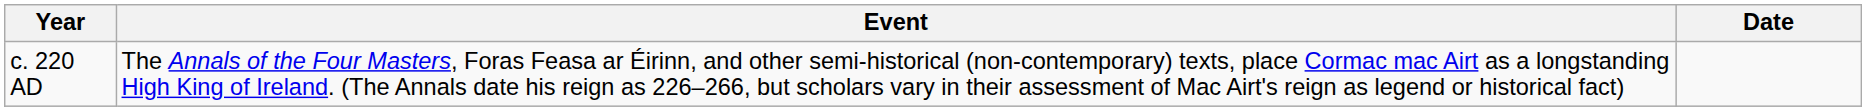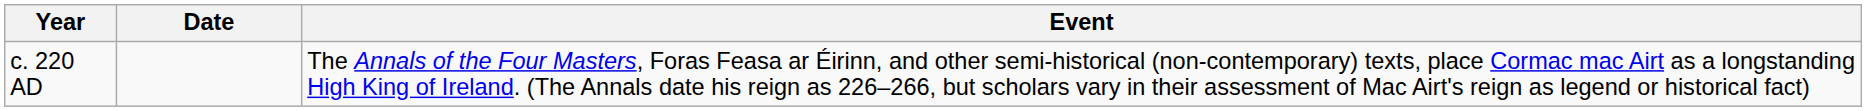columns swapped: (1769, 23) <-> (896, 23)
